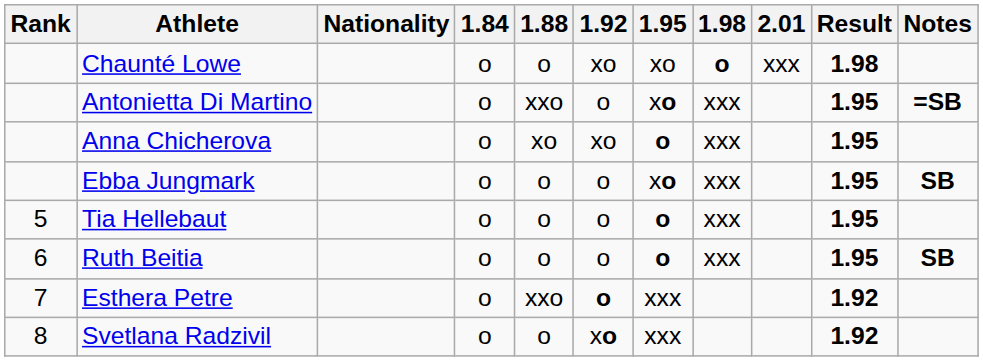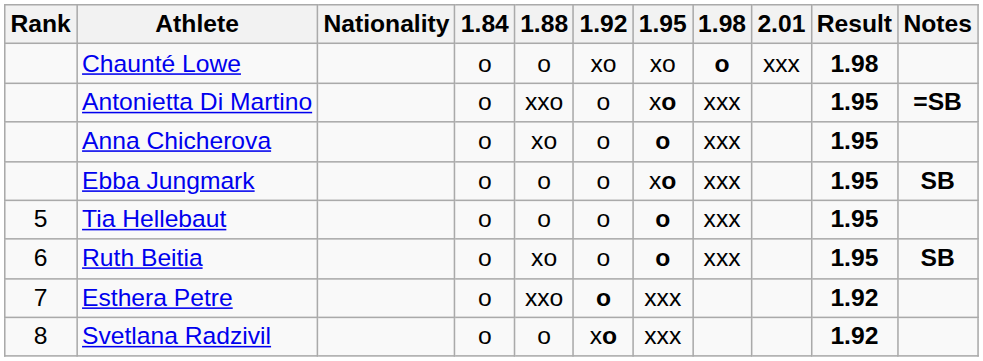(603, 141) xo -> (603, 141) o
(544, 258) o -> (544, 258) xo
